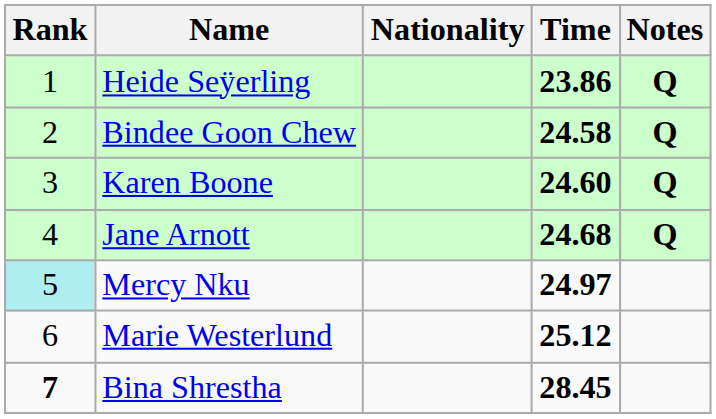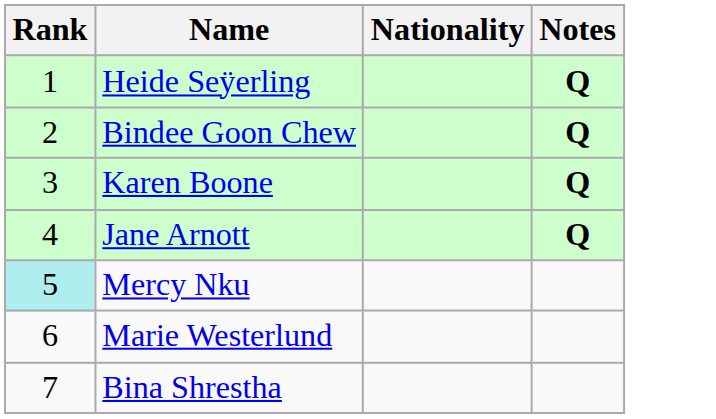- column: (575, 30)
(50, 387) bold -> (50, 387) normal
